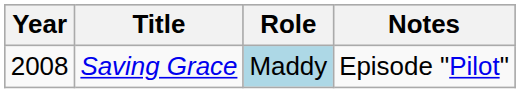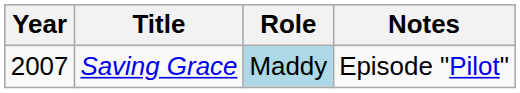(40, 66) 2008 -> (40, 66) 2007
